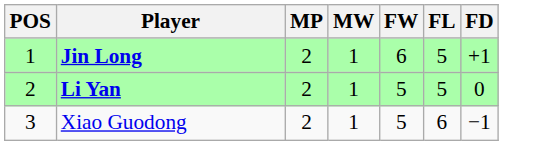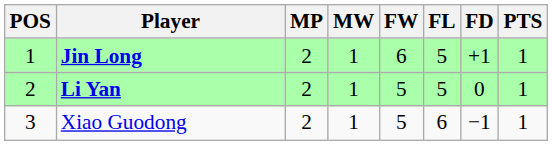+ column: (523, 21)
